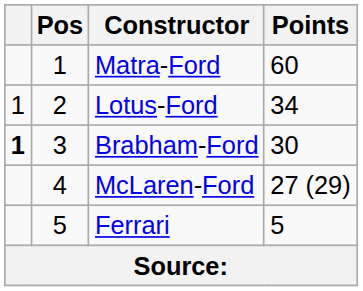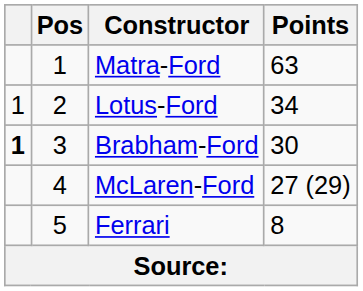(284, 65) 60 -> (284, 65) 63
(277, 226) 5 -> (277, 226) 8
